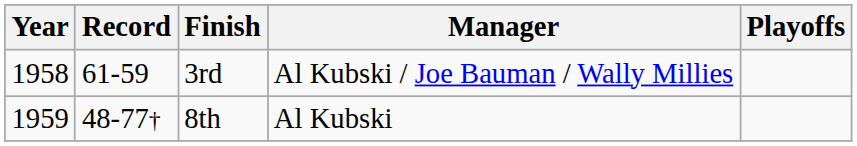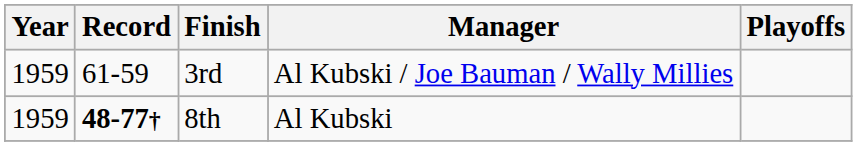(40, 72) 1958 -> (40, 72) 1959
(121, 118) normal -> (121, 118) bold
